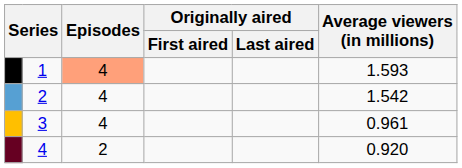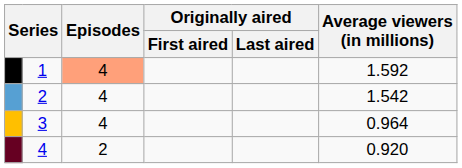(387, 70) 1.593 -> (387, 70) 1.592
(387, 123) 0.961 -> (387, 123) 0.964
